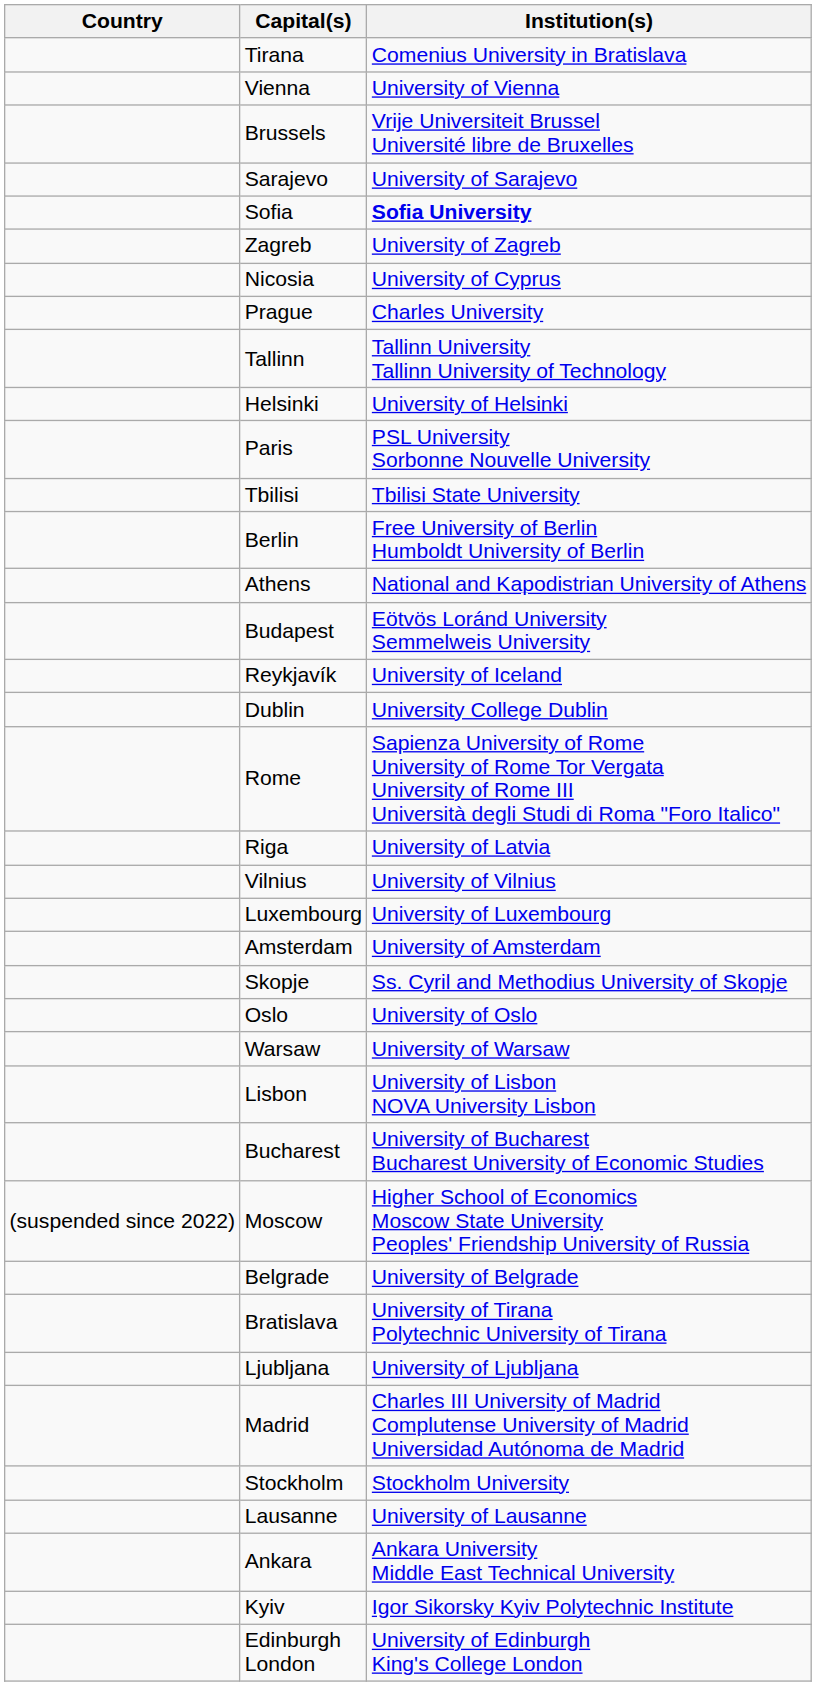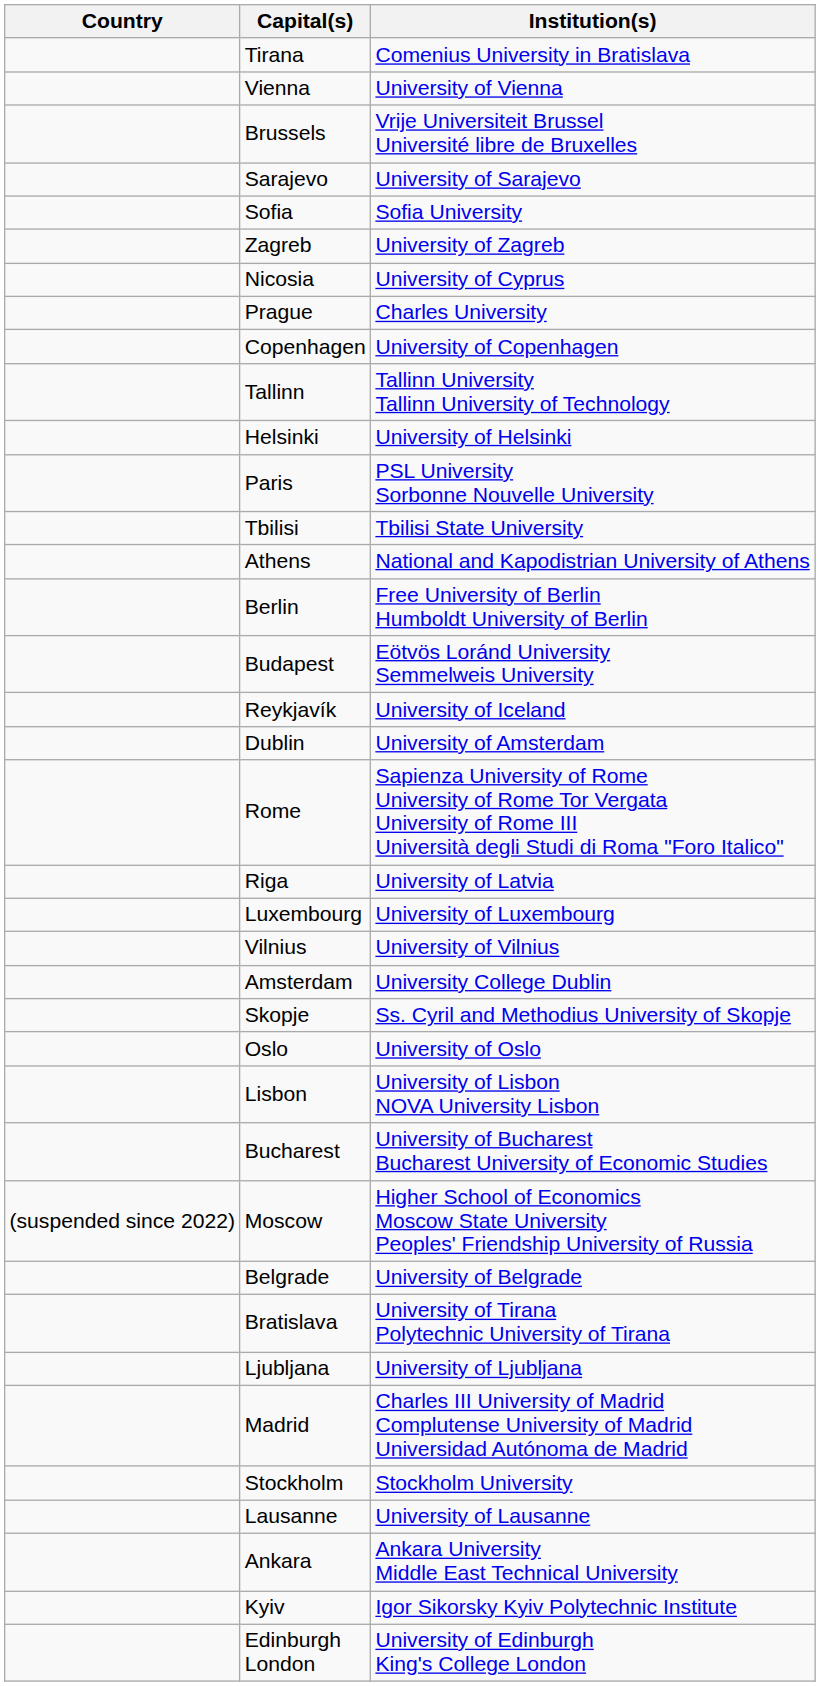(452, 212) bold -> (449, 212) normal
+ row: (305, 346)
rows swapped: (272, 539) <-> (278, 585)
(490, 709) University College Dublin -> (490, 742) University of Amsterdam
rows swapped: (276, 881) <-> (303, 914)
(486, 948) University of Amsterdam -> (493, 981) University College Dublin
- row: (282, 1048)
